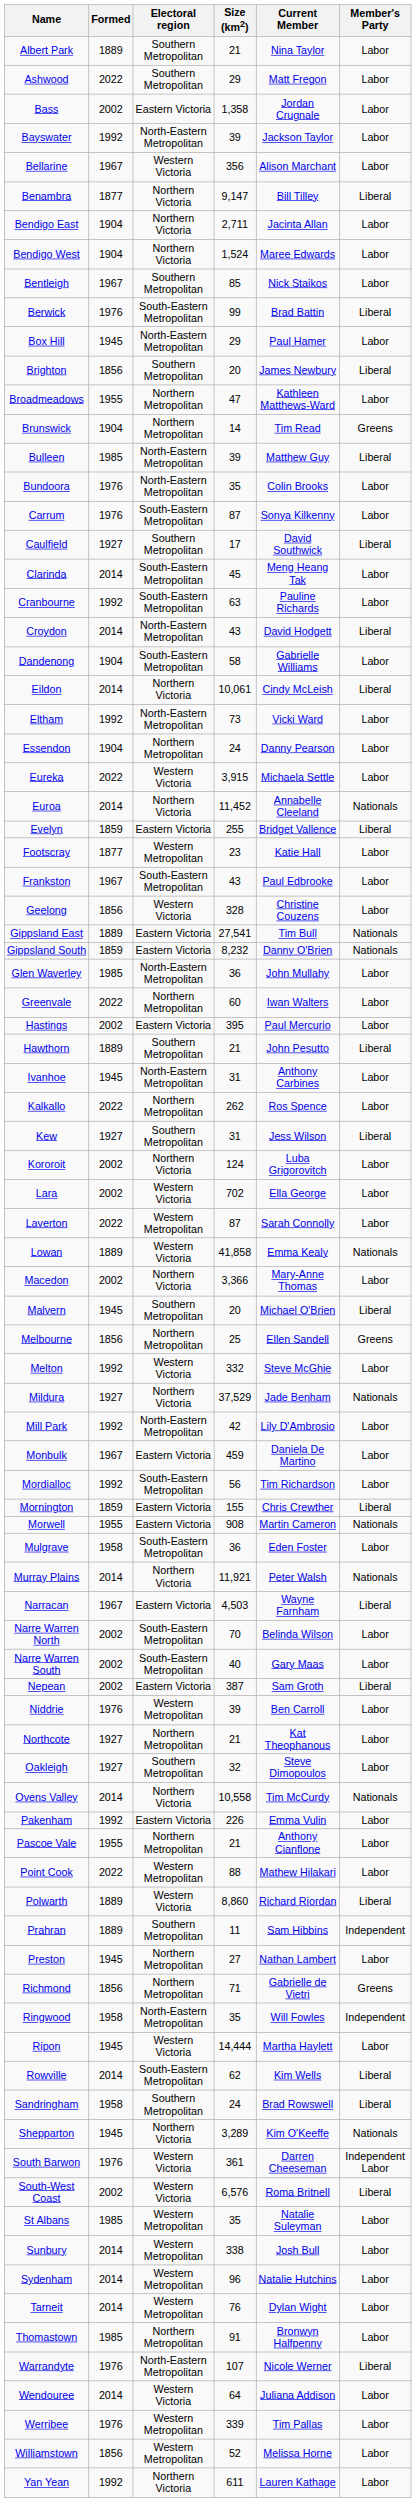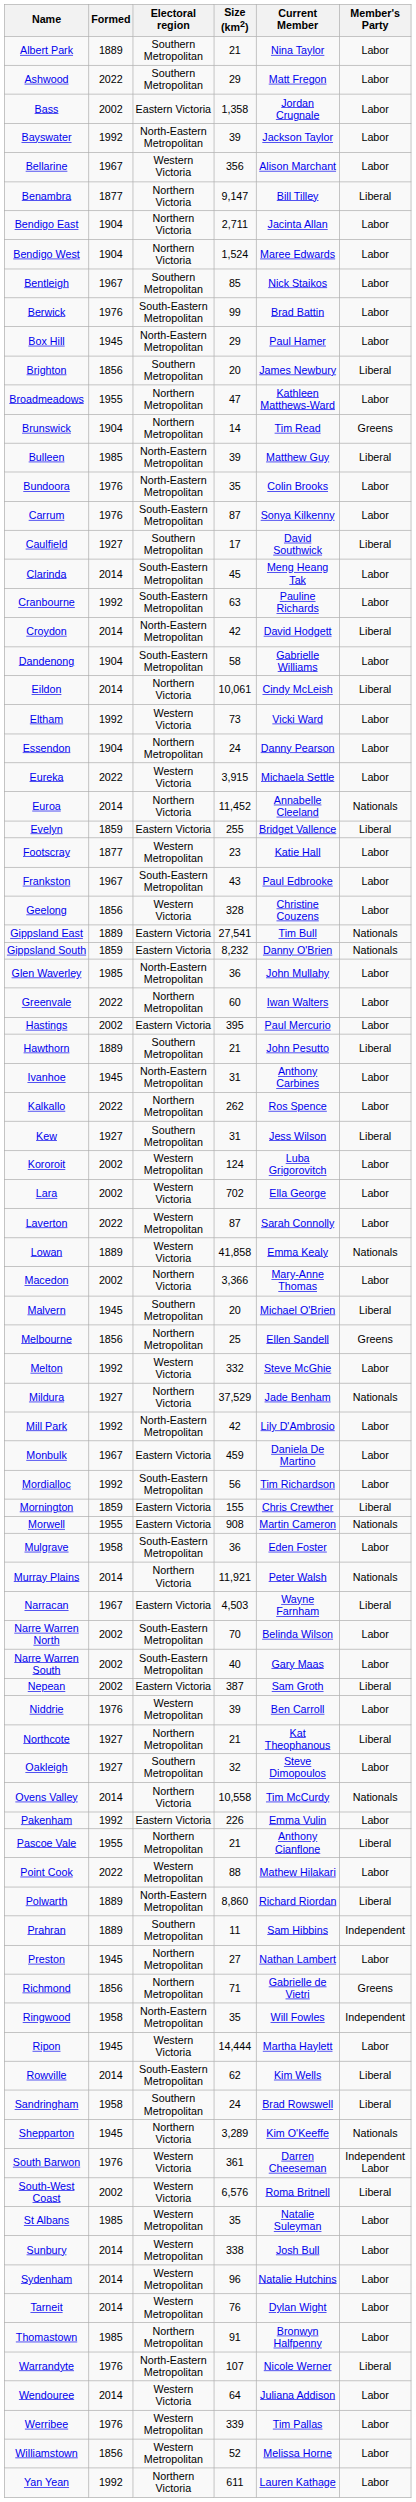(375, 312) Liberal -> (375, 312) Labor
(235, 632) 43 -> (235, 632) 42
(173, 719) North-Eastern Metropolitan -> (173, 719) Western Victoria
(173, 1165) Northern Victoria -> (173, 1165) Western Metropolitan
(375, 1739) Labor -> (375, 1739) Liberal
(375, 1843) Labor -> (375, 1843) Liberal
(173, 1901) Western Victoria -> (173, 1901) North-Eastern Metropolitan
